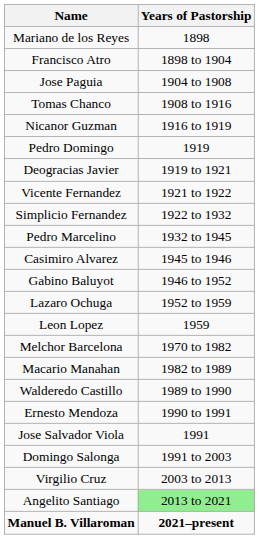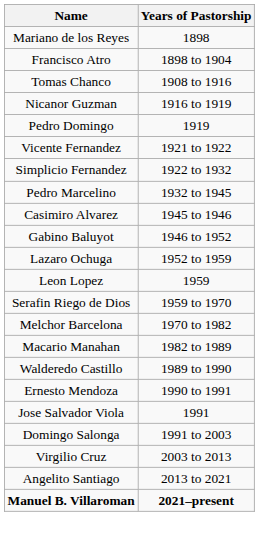- row: (71, 81)
- row: (71, 170)
+ row: (71, 302)
(196, 500) lightgreen background -> (196, 478) no background
